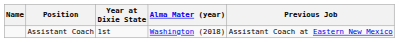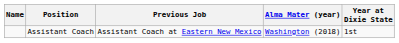columns swapped: (122, 15) <-> (311, 15)
